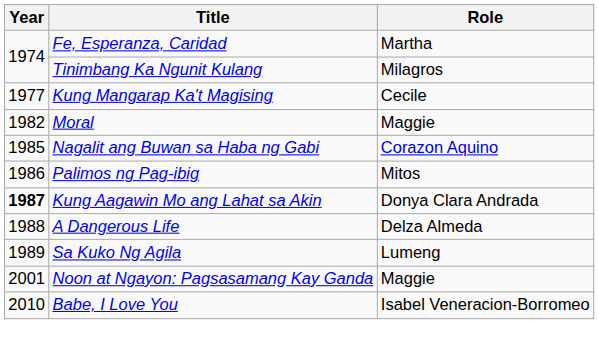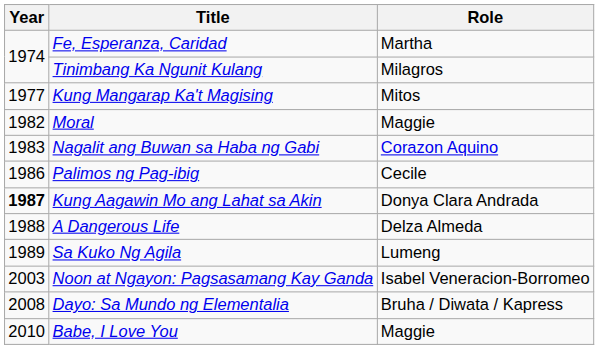(404, 95) Cecile -> (401, 95) Mitos
(27, 148) 1985 -> (27, 148) 1983
(401, 174) Mitos -> (404, 174) Cecile
(27, 278) 2001 -> (27, 278) 2003
(408, 278) Maggie -> (485, 278) Isabel Veneracion-Borromeo
+ row: (171, 305)
(485, 305) Isabel Veneracion-Borromeo -> (408, 331) Maggie
